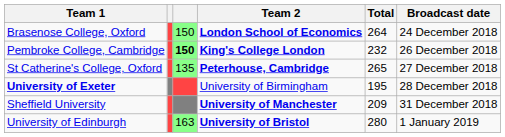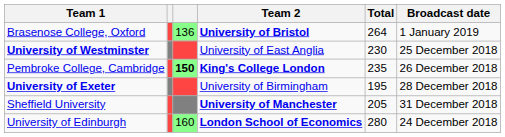(185, 31) 150 -> (185, 31) 136
(281, 31) London School of Economics -> (254, 31) University of Bristol
(449, 31) 24 December 2018 -> (439, 31) 1 January 2019
+ row: (78, 50)
(377, 50) 232 -> (377, 68) 235
- row: (85, 68)
(377, 104) 209 -> (377, 104) 205
(185, 123) 163 -> (185, 123) 160
(254, 123) University of Bristol -> (281, 123) London School of Economics
(439, 123) 1 January 2019 -> (449, 123) 24 December 2018
